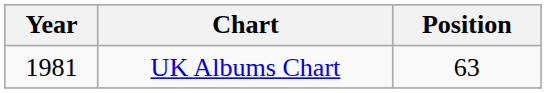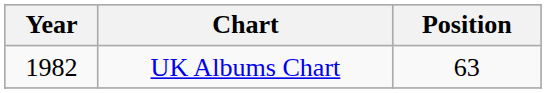(52, 66) 1981 -> (52, 66) 1982
